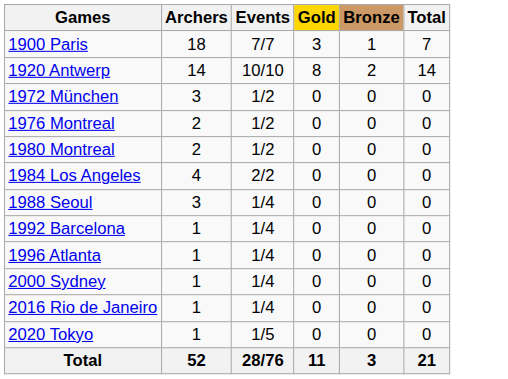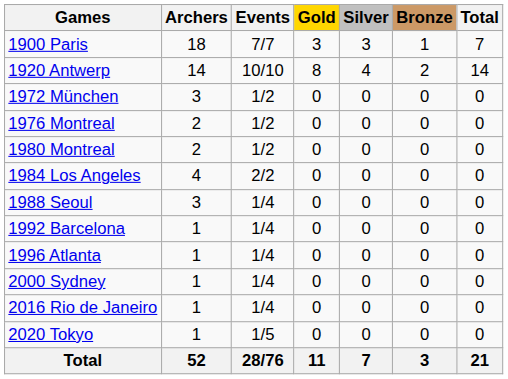+ column: (366, 17)
